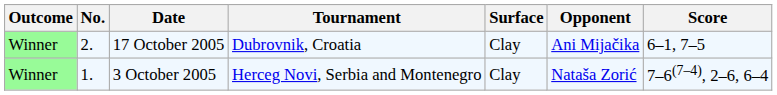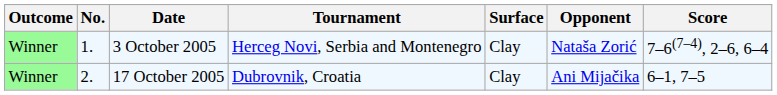rows swapped: (164, 73) <-> (169, 44)
